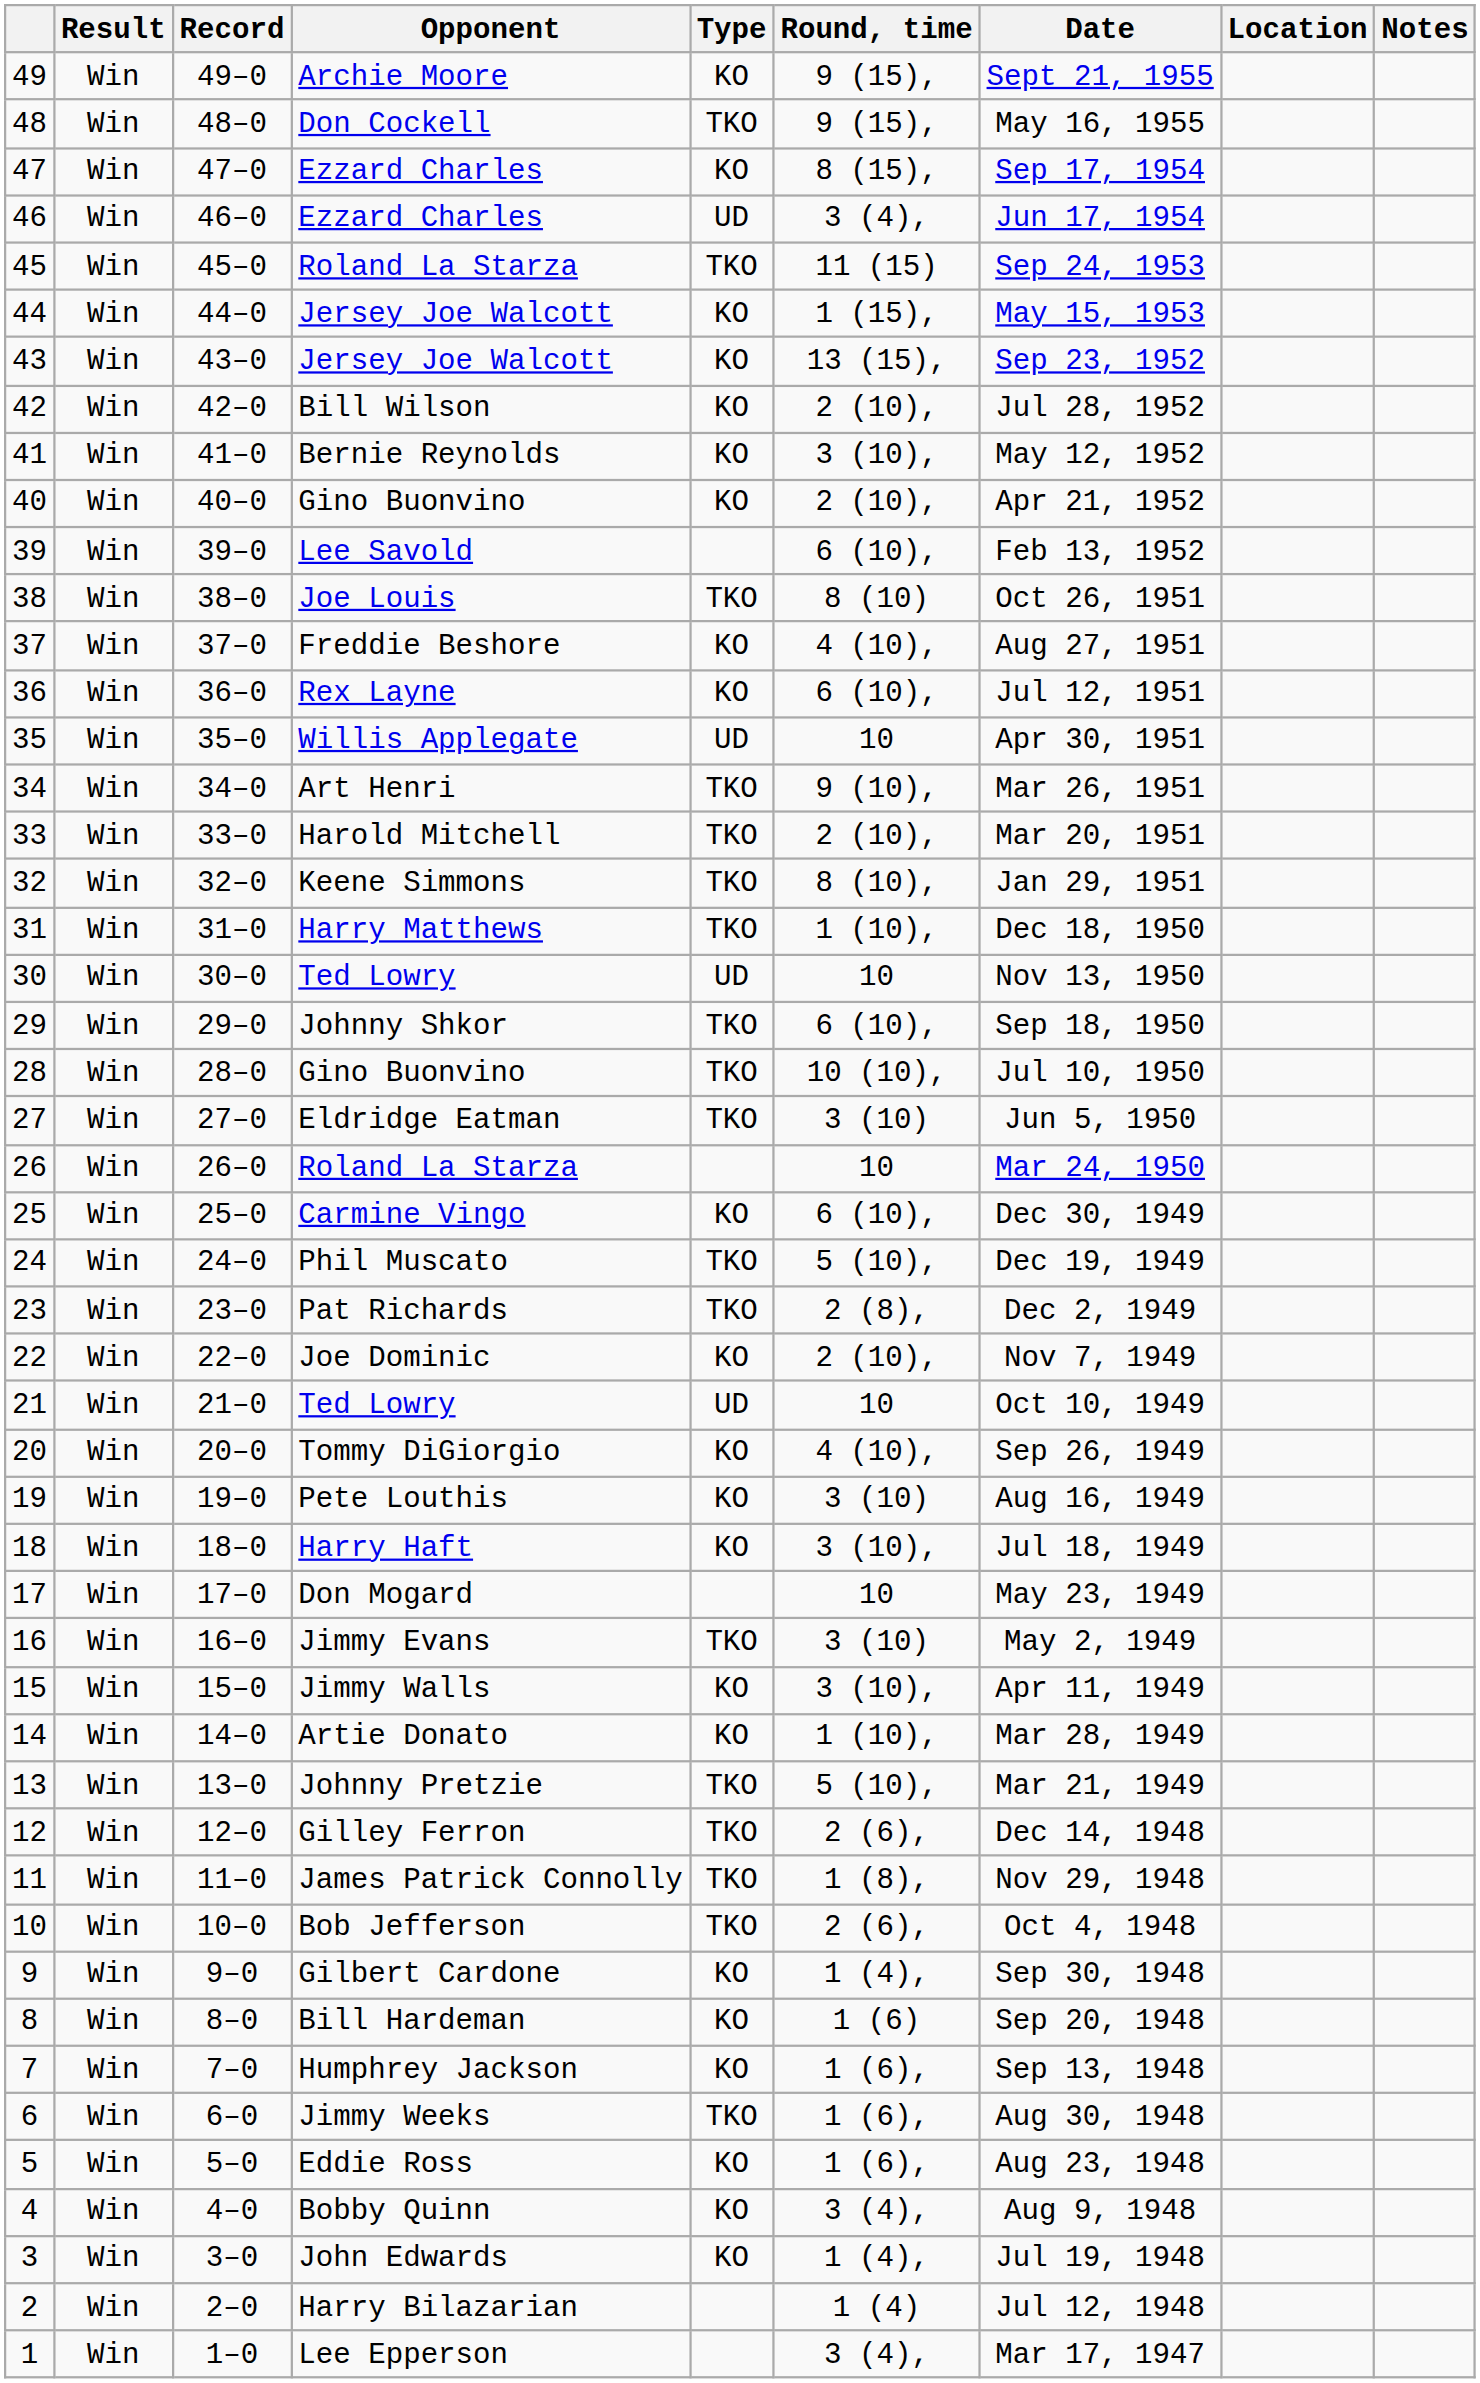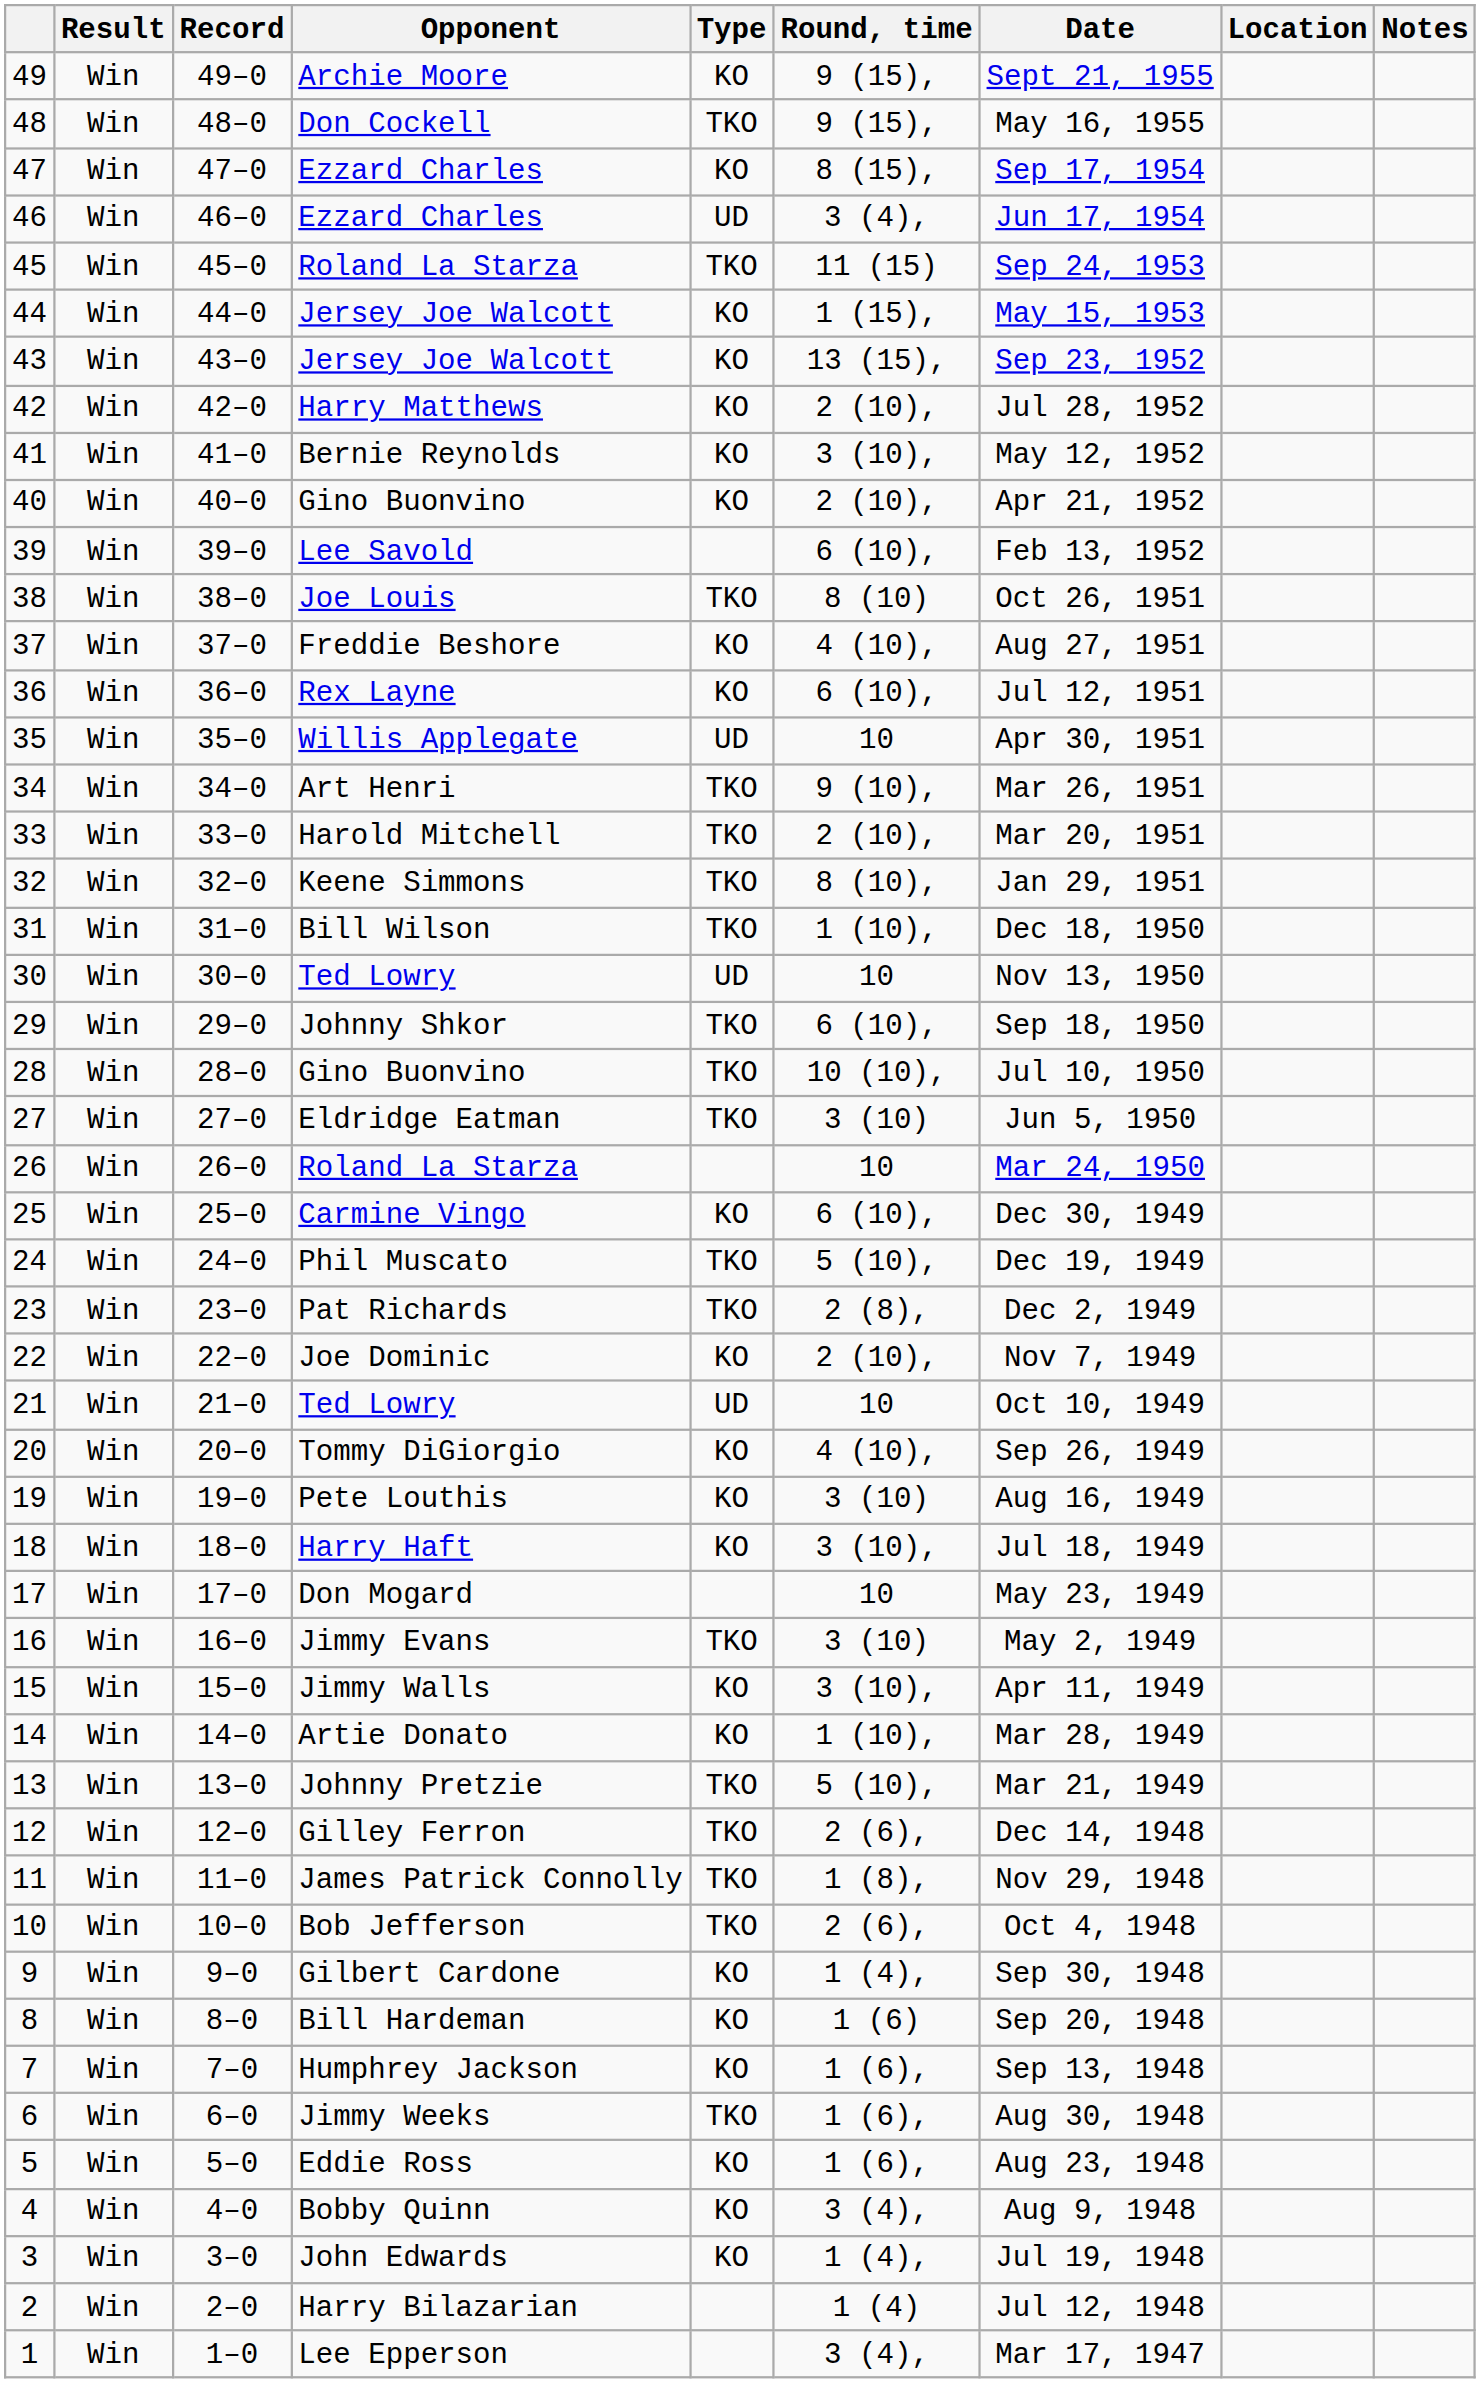(394, 409) Bill Wilson -> (421, 409) Harry Matthews
(421, 931) Harry Matthews -> (394, 931) Bill Wilson
